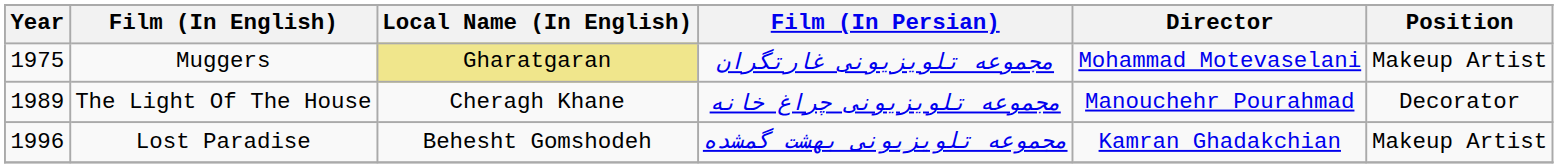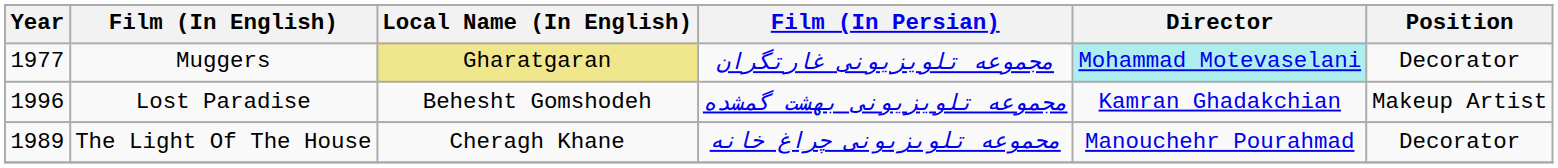(37, 62) 1975 -> (37, 62) 1977
(1220, 62) no background -> (1220, 62) paleturquoise background
(1460, 62) Makeup Artist -> (1460, 62) Decorator
rows swapped: (223, 102) <-> (223, 142)
